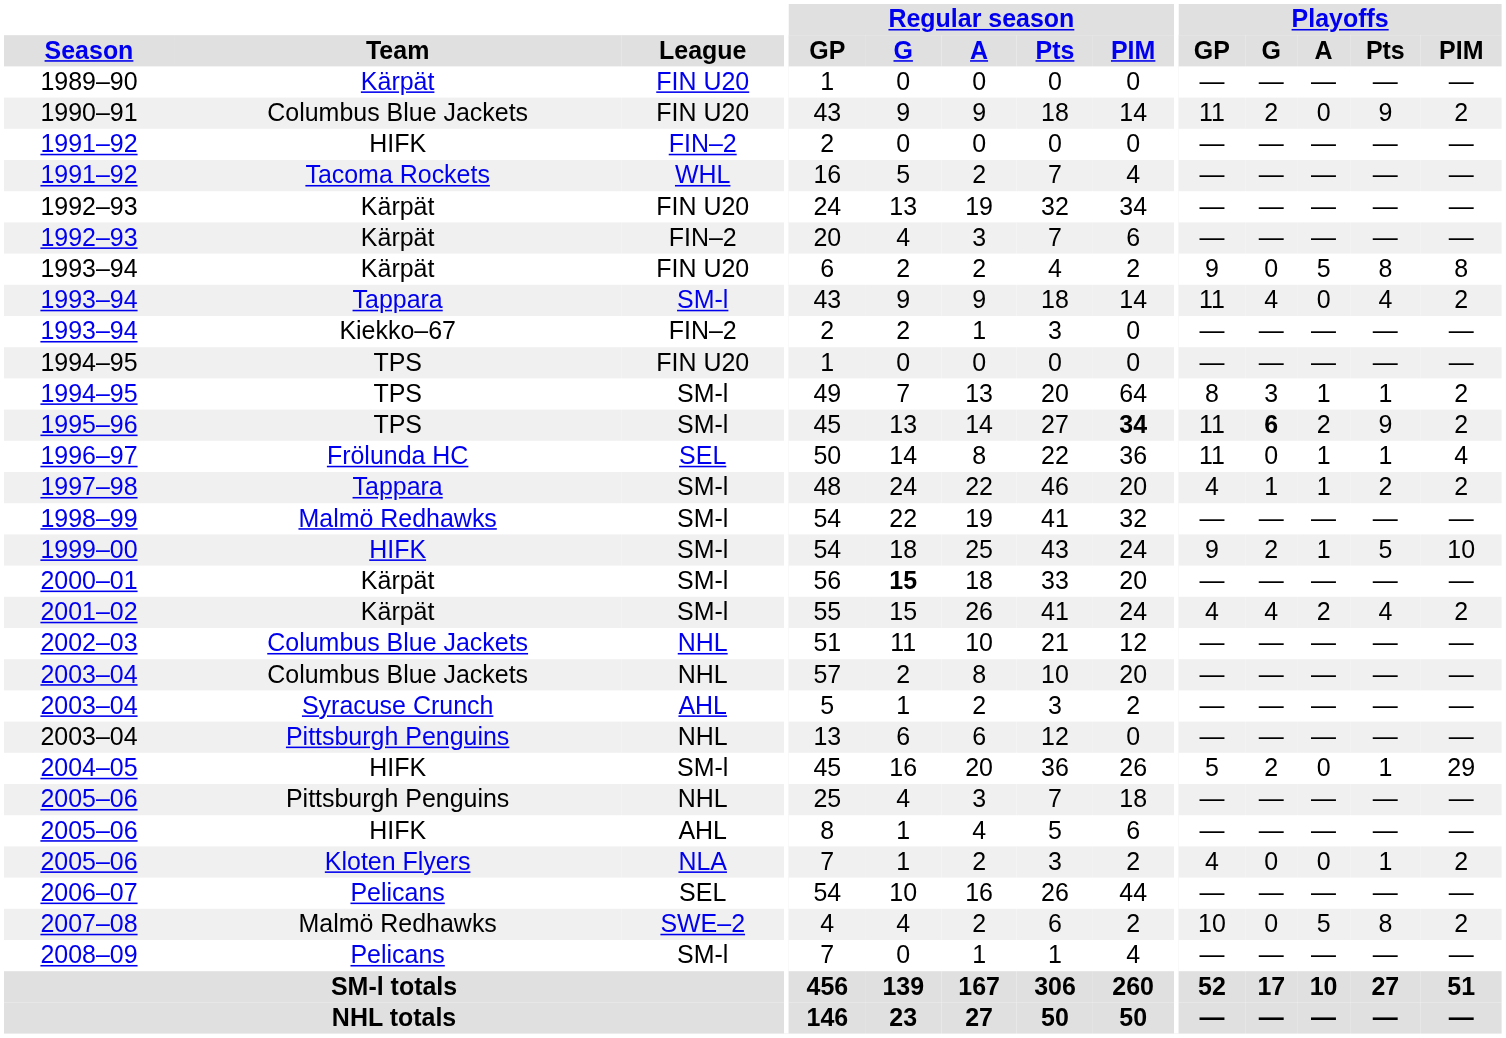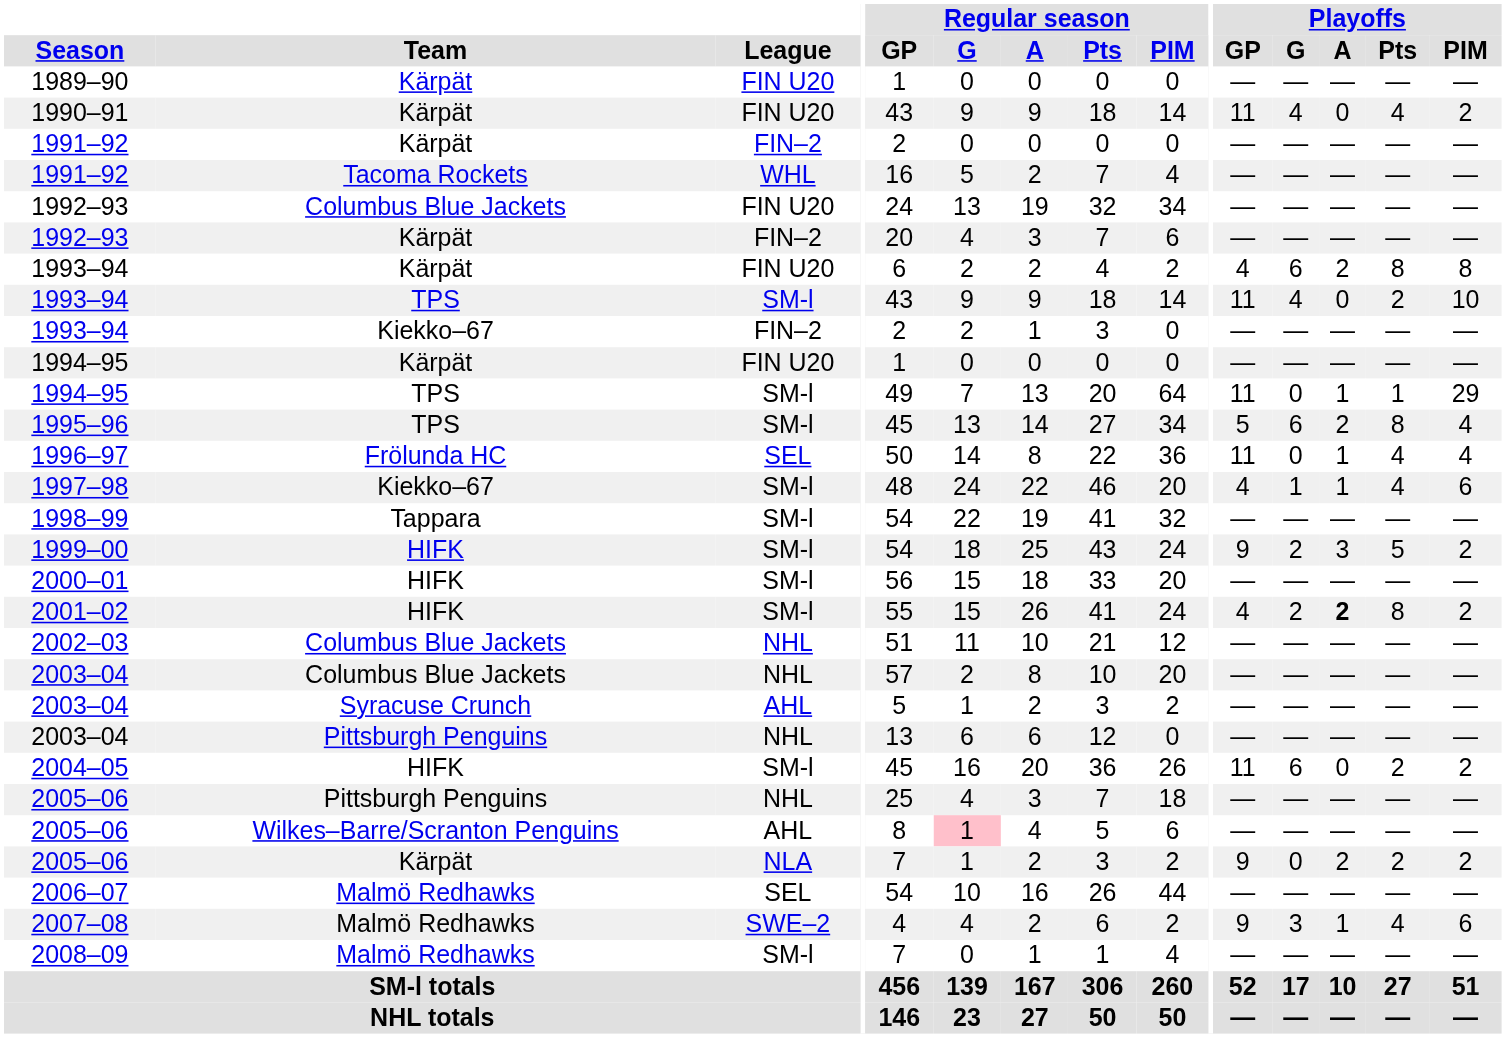(398, 112) Columbus Blue Jackets -> (435, 112) Kärpät
(1271, 112) 2 -> (1296, 112) 4
(1385, 112) 9 -> (1398, 112) 4
(398, 144) HIFK -> (435, 144) Kärpät
(398, 206) Kärpät -> (436, 206) Columbus Blue Jackets
(1212, 268) 9 -> (1243, 268) 4
(1271, 268) 0 -> (1296, 268) 6
(1324, 268) 5 -> (1343, 268) 2
(398, 300) Tappara -> (436, 300) TPS
(1385, 300) 4 -> (1398, 300) 2
(1461, 300) 2 -> (1466, 300) 10
(398, 362) TPS -> (435, 362) Kärpät
(1212, 393) 8 -> (1243, 393) 11
(1271, 393) 3 -> (1296, 393) 0
(1461, 393) 2 -> (1466, 393) 29
(1133, 424) bold -> (1172, 424) normal
(1212, 424) 11 -> (1243, 424) 5
(1271, 424) bold -> (1296, 424) normal
(1385, 424) 9 -> (1398, 424) 8
(1461, 424) 2 -> (1466, 424) 4
(1385, 456) 1 -> (1398, 456) 4
(398, 487) Tappara -> (436, 487) Kiekko–67
(1385, 487) 2 -> (1398, 487) 4
(1461, 487) 2 -> (1466, 487) 6
(398, 518) Malmö Redhawks -> (435, 518) Tappara
(1324, 549) 1 -> (1343, 549) 3
(1461, 549) 10 -> (1466, 549) 2
(398, 580) Kärpät -> (435, 580) HIFK
(903, 580) bold -> (967, 580) normal
(398, 612) Kärpät -> (435, 612) HIFK
(1271, 612) 4 -> (1296, 612) 2
(1324, 612) normal -> (1343, 612) bold
(1385, 612) 4 -> (1398, 612) 8
(1212, 768) 5 -> (1243, 768) 11
(1271, 768) 2 -> (1296, 768) 6
(1385, 768) 1 -> (1398, 768) 2
(1461, 768) 29 -> (1466, 768) 2
(398, 830) HIFK -> (436, 830) Wilkes–Barre/Scranton Penguins
(903, 830) no background -> (967, 830) pink background
(398, 861) Kloten Flyers -> (435, 861) Kärpät
(1212, 861) 4 -> (1243, 861) 9
(1324, 861) 0 -> (1343, 861) 2
(1385, 861) 1 -> (1398, 861) 2
(398, 892) Pelicans -> (436, 892) Malmö Redhawks
(1212, 924) 10 -> (1243, 924) 9
(1271, 924) 0 -> (1296, 924) 3
(1324, 924) 5 -> (1343, 924) 1
(1385, 924) 8 -> (1398, 924) 4
(1461, 924) 2 -> (1466, 924) 6
(398, 955) Pelicans -> (436, 955) Malmö Redhawks
